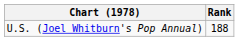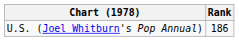(220, 29) 188 -> (220, 29) 186
